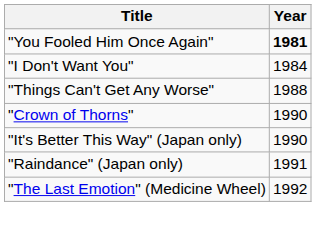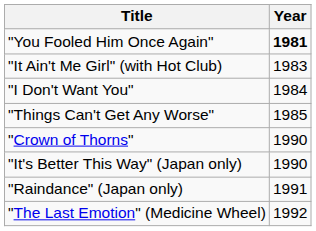+ row: (115, 66)
(290, 90) 1988 -> (290, 115) 1985
